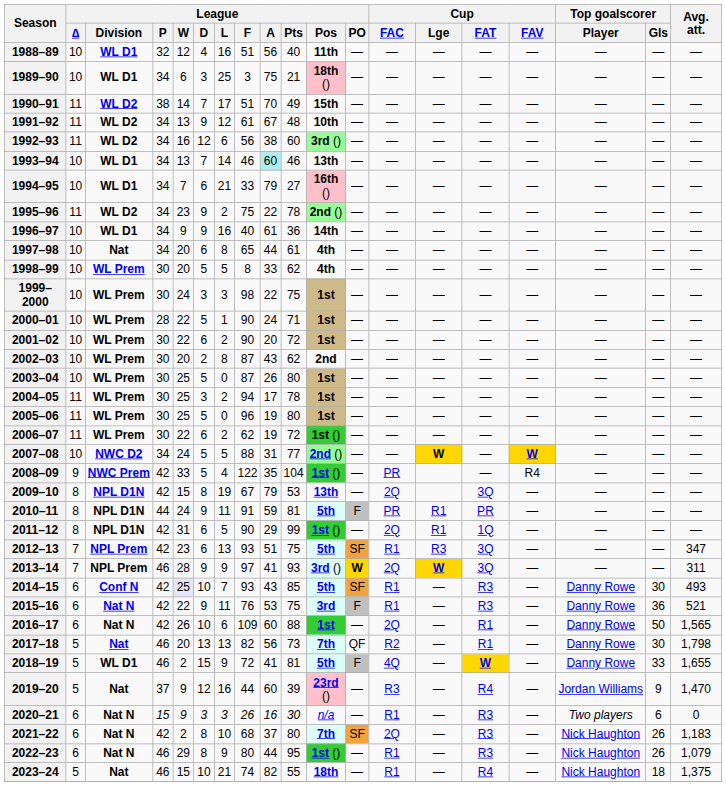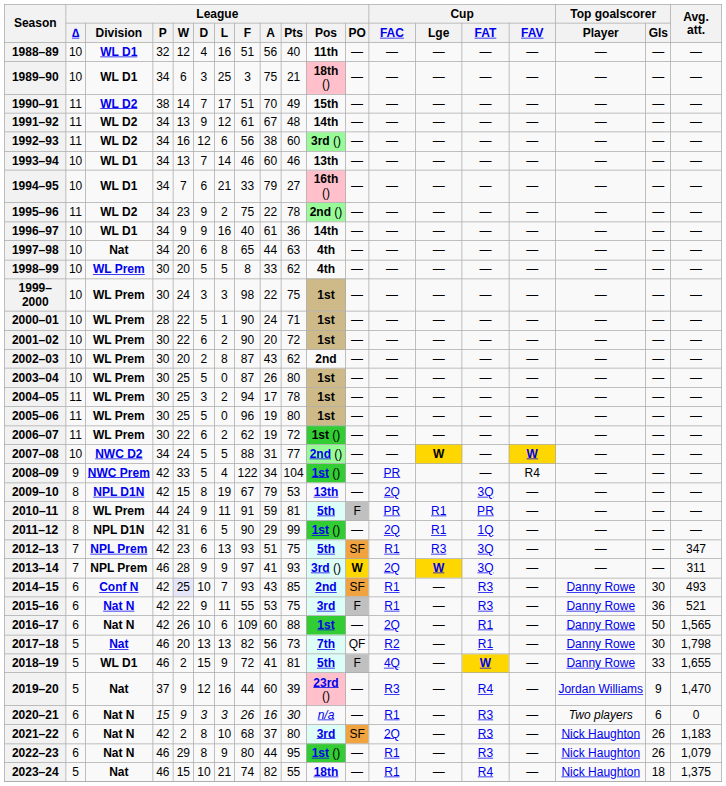(326, 122) 10th -> (326, 122) 14th
(271, 160) paleturquoise background -> (271, 160) no background
(294, 250) 61 -> (294, 250) 63
(271, 473) 35 -> (271, 473) 34
(119, 511) NPL D1N -> (119, 511) WL Prem
(326, 587) 5th -> (326, 587) 2nd
(247, 606) 76 -> (247, 606) 55
(326, 734) 7th -> (326, 734) 3rd
